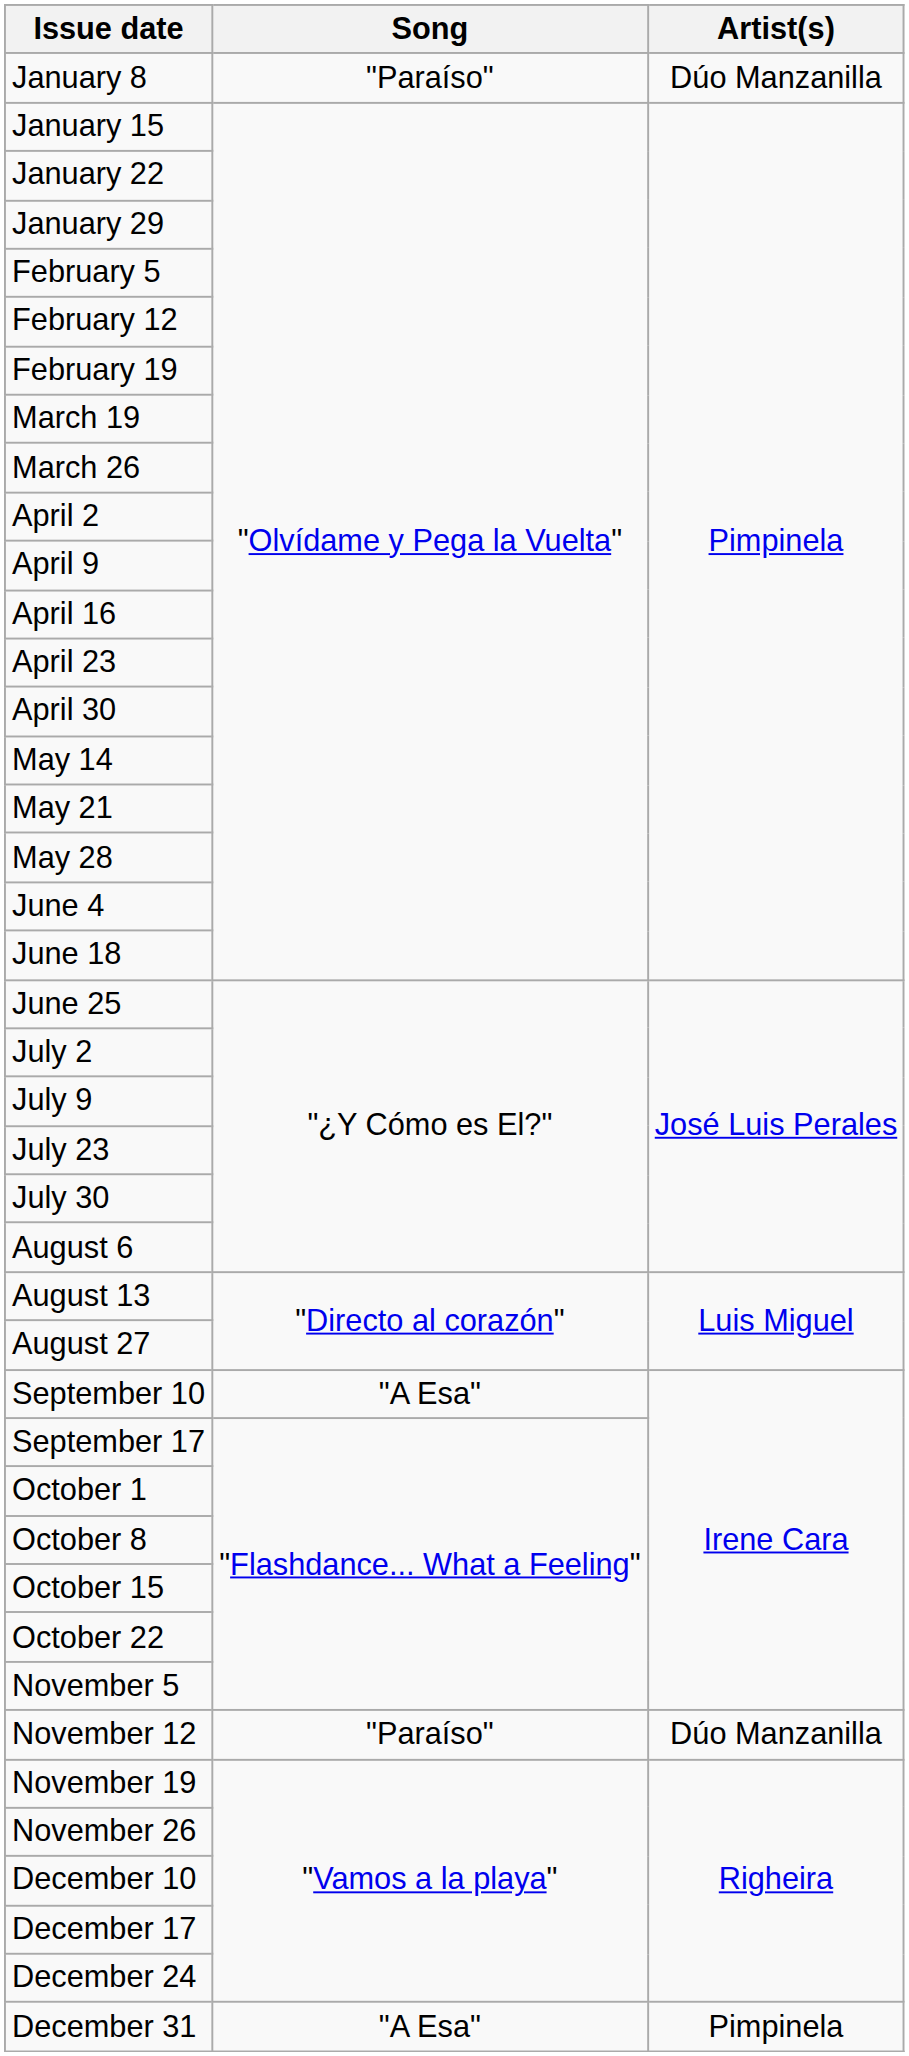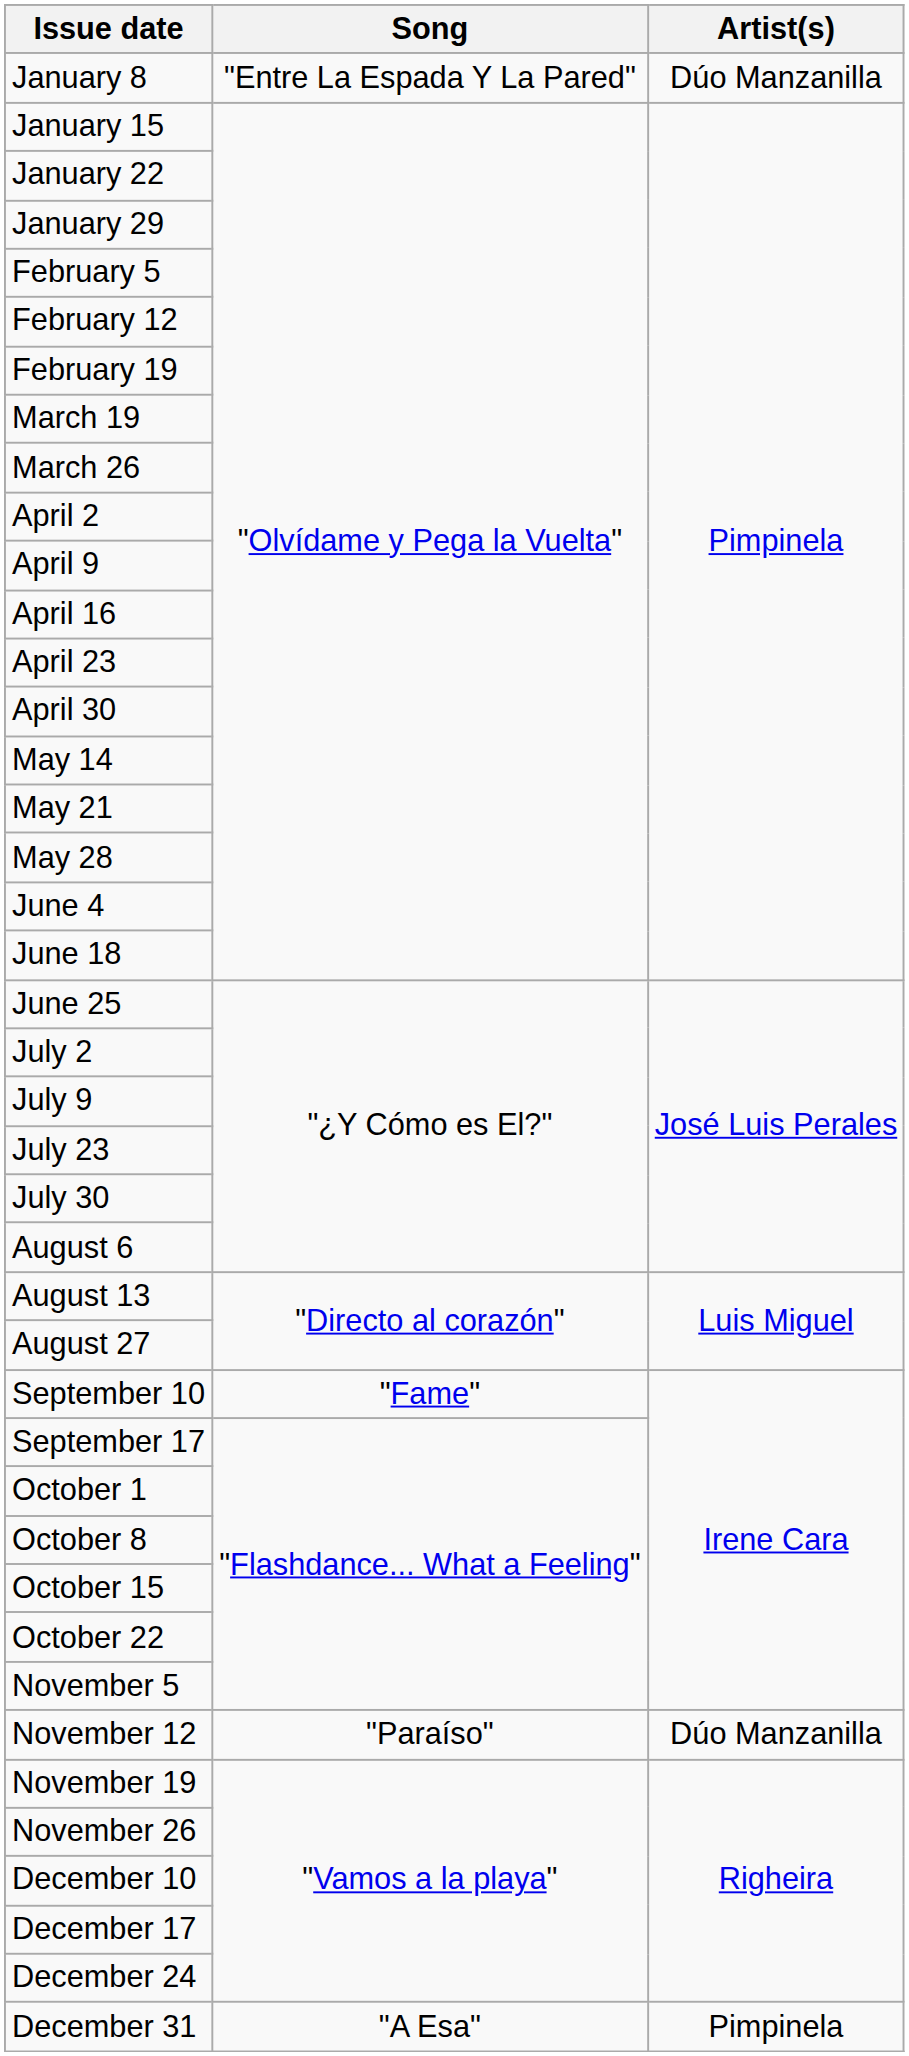(430, 77) "Paraíso" -> (430, 77) "Entre La Espada Y La Pared"
(430, 1393) "A Esa" -> (430, 1393) "Fame"
